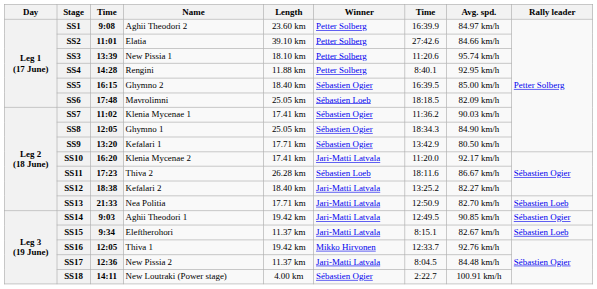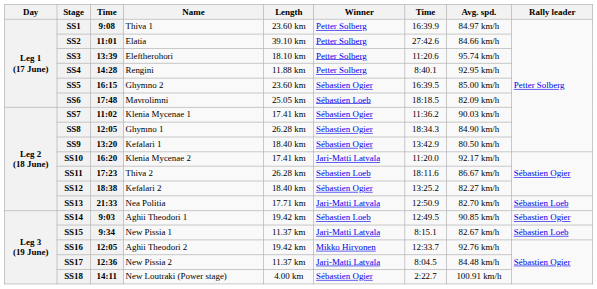(156, 26) Aghii Theodori 2 -> (139, 26) Thiva 1
(149, 56) New Pissia 1 -> (149, 56) Eleftherohori
(289, 85) 18.40 km -> (289, 85) 23.60 km
(289, 130) 25.05 km -> (289, 130) 26.28 km
(289, 144) 17.71 km -> (289, 144) 18.40 km
(348, 188) Jari-Matti Latvala -> (344, 188) Sébastien Ogier
(348, 218) Jari-Matti Latvala -> (343, 218) Sébastien Loeb
(149, 233) Eleftherohori -> (149, 233) New Pissia 1
(139, 247) Thiva 1 -> (156, 247) Aghii Theodori 2
